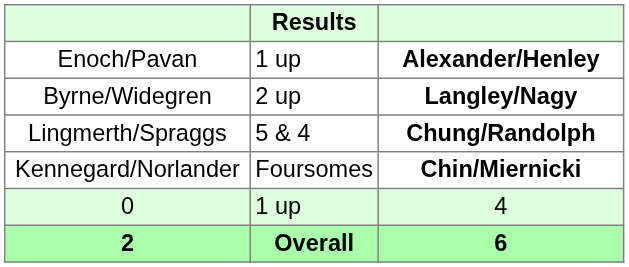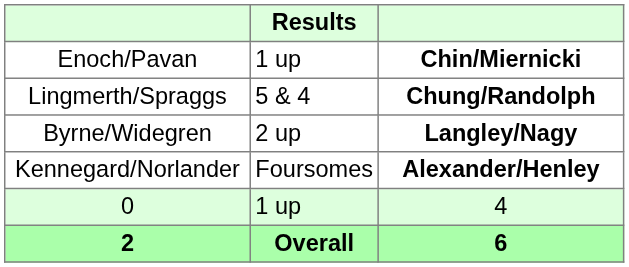(501, 59) Alexander/Henley -> (501, 59) Chin/Miernicki
rows swapped: (127, 133) <-> (127, 96)
(501, 169) Chin/Miernicki -> (501, 169) Alexander/Henley
